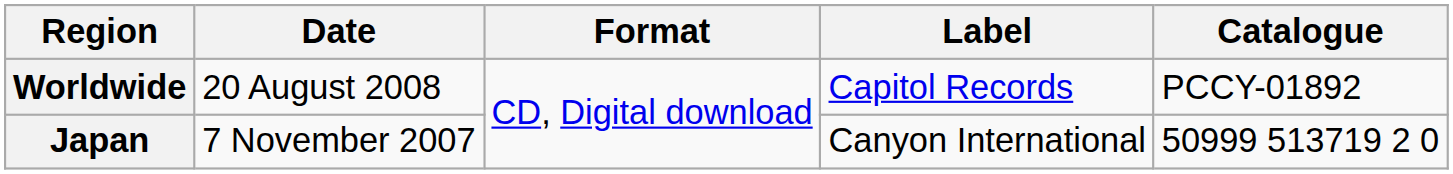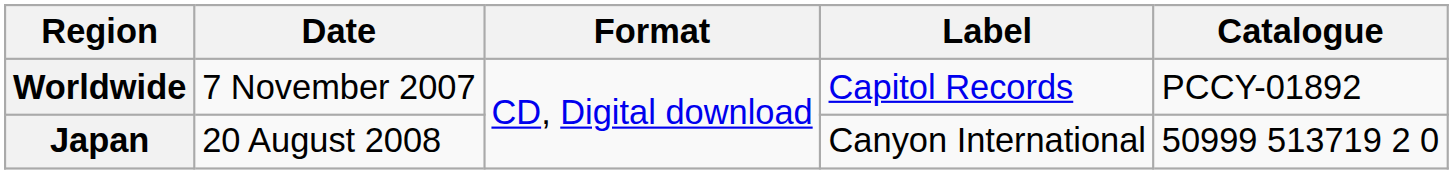(322, 86) 20 August 2008 -> (339, 86) 7 November 2007
(339, 140) 7 November 2007 -> (322, 140) 20 August 2008
